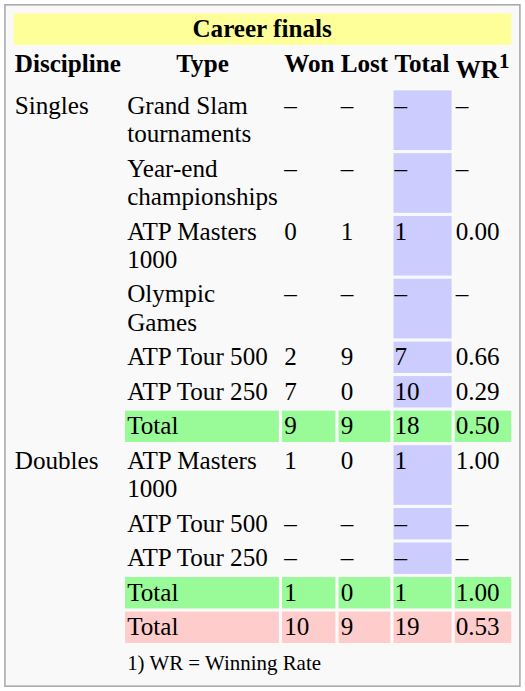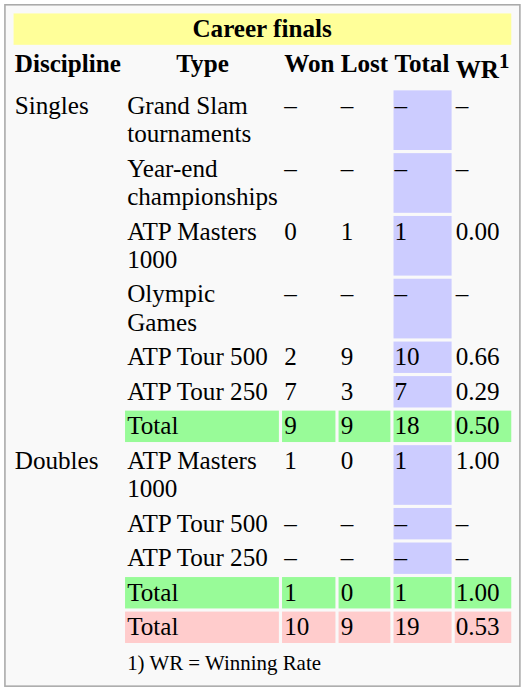(401, 356) 7 -> (407, 356) 10
(347, 390) 0 -> (347, 390) 3
(407, 390) 10 -> (401, 390) 7
